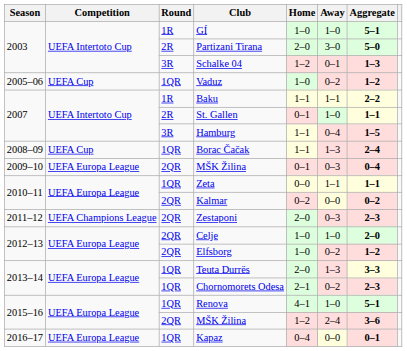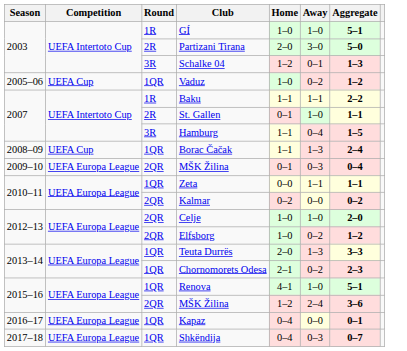- row: (25, 218)
+ row: (25, 338)
